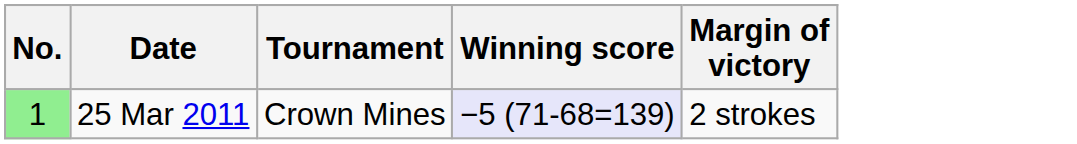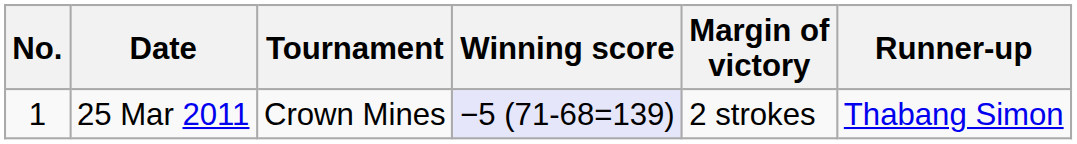+ column: (954, 47)
(37, 114) lightgreen background -> (37, 114) no background
